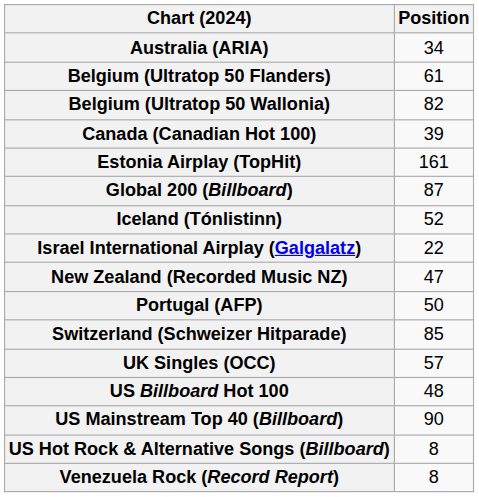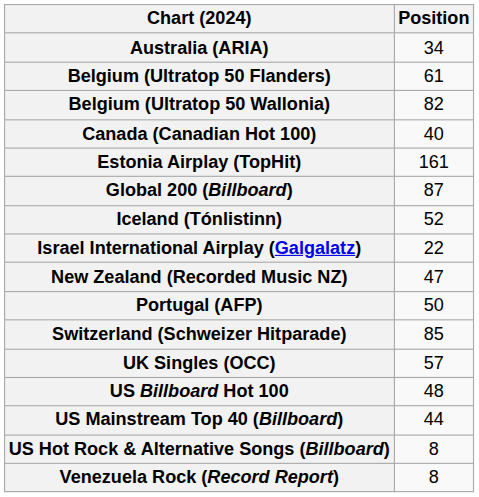(434, 133) 39 -> (434, 133) 40
(434, 420) 90 -> (434, 420) 44
